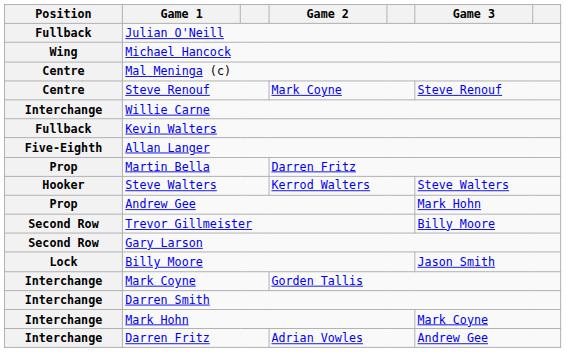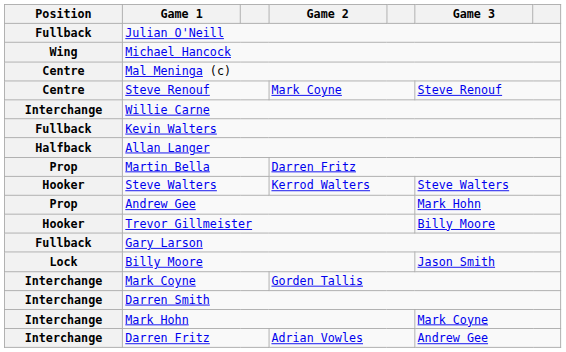(63, 147) Five-Eighth -> (63, 147) Halfback
(63, 224) Second Row -> (63, 224) Hooker
(63, 243) Second Row -> (63, 243) Fullback
